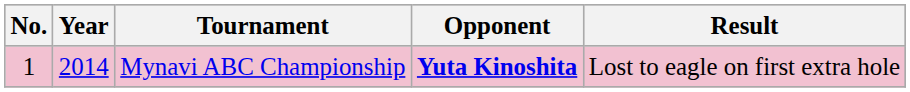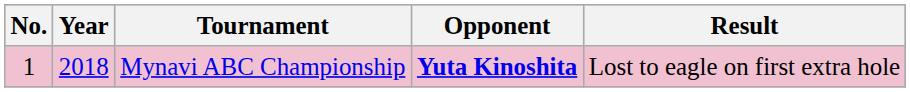(84, 66) 2014 -> (84, 66) 2018
